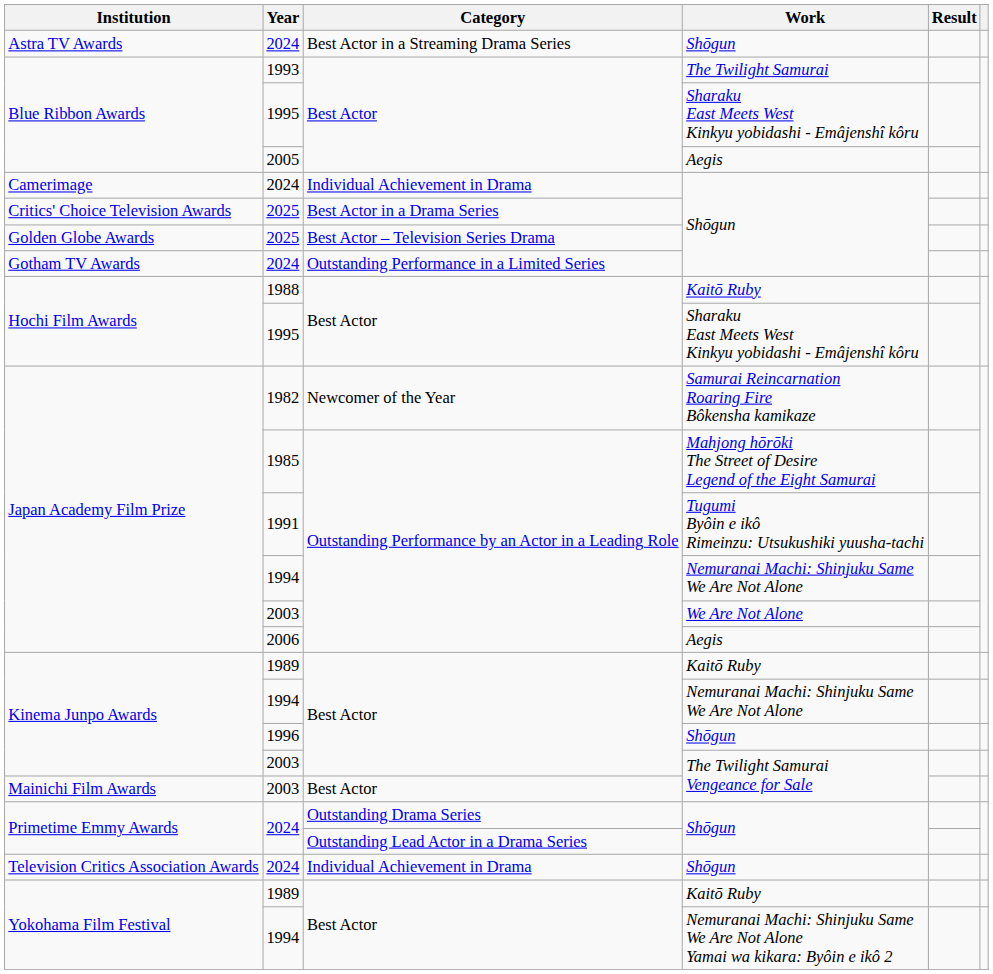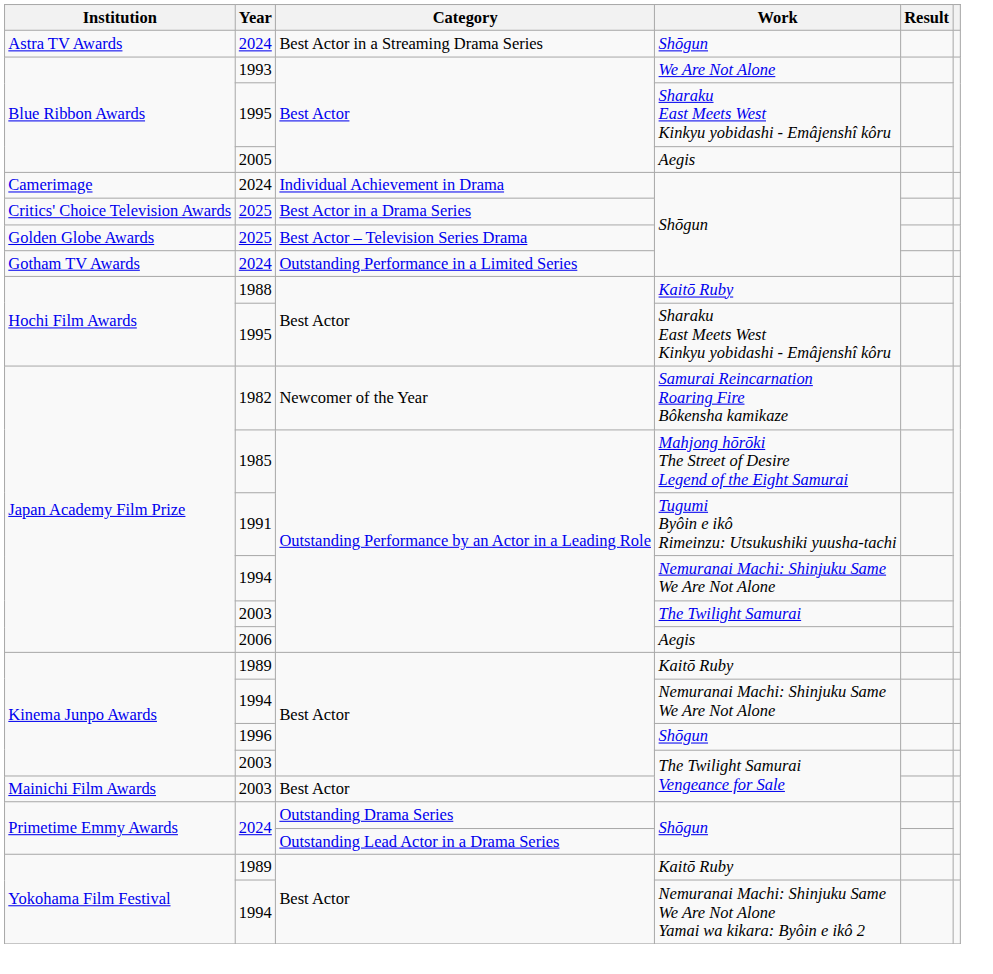(757, 69) The Twilight Samurai -> (717, 69) We Are Not Alone
(745, 613) We Are Not Alone -> (730, 613) The Twilight Samurai
- row: (134, 867)
